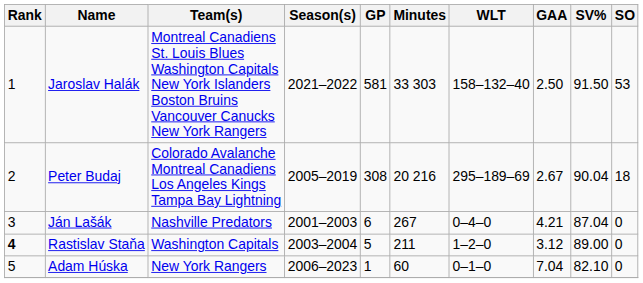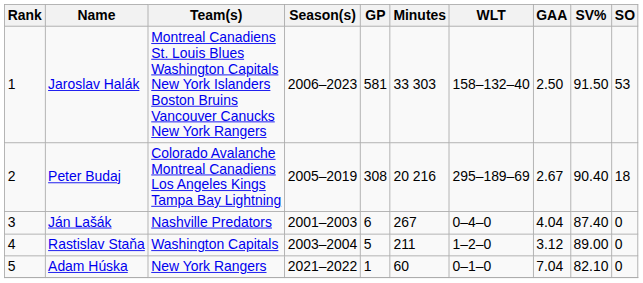(323, 84) 2021–2022 -> (323, 84) 2006–2023
(591, 177) 90.04 -> (591, 177) 90.40
(550, 222) 4.21 -> (550, 222) 4.04
(591, 222) 87.04 -> (591, 222) 87.40
(12, 244) bold -> (12, 244) normal
(323, 266) 2006–2023 -> (323, 266) 2021–2022
